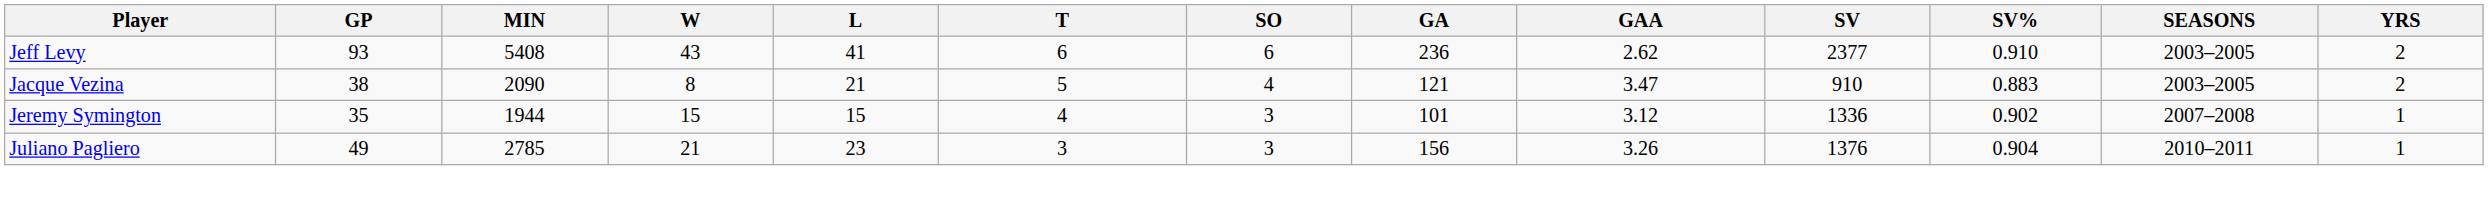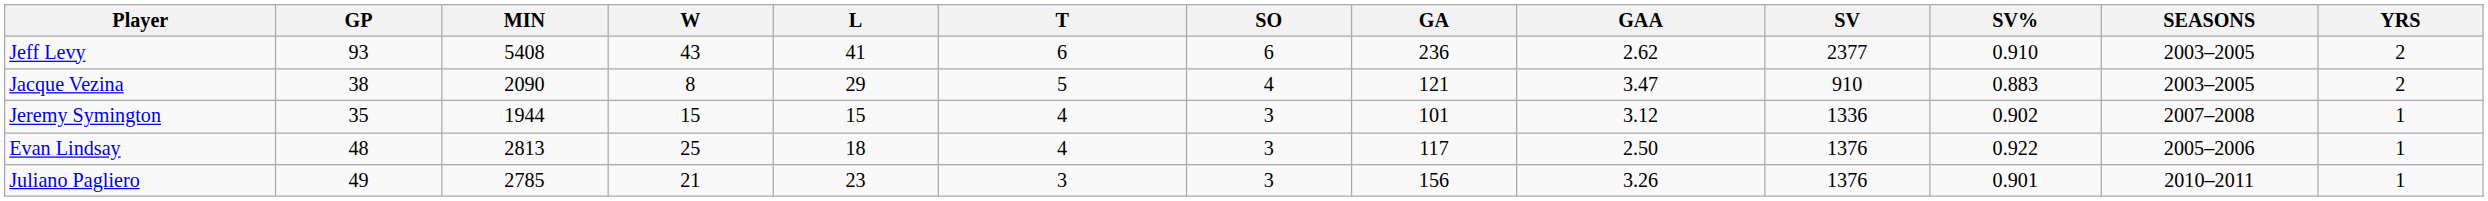(856, 84) 21 -> (856, 84) 29
+ row: (65, 148)
(2015, 148) 0.904 -> (2015, 180) 0.901
